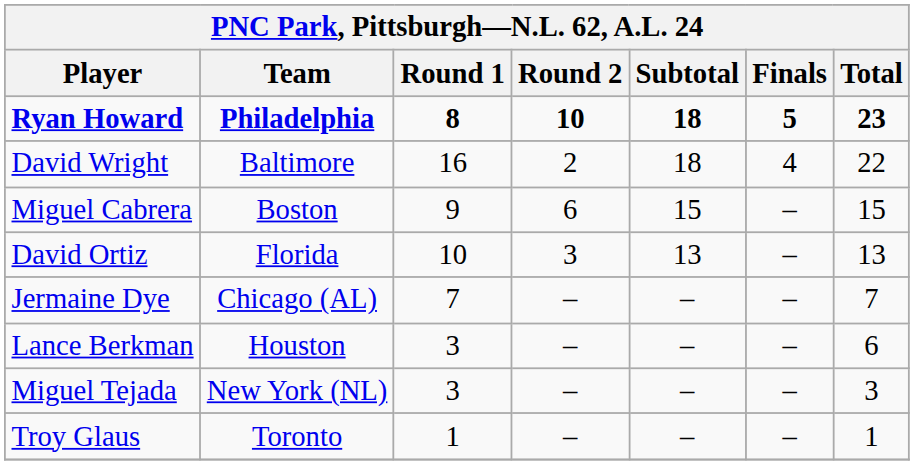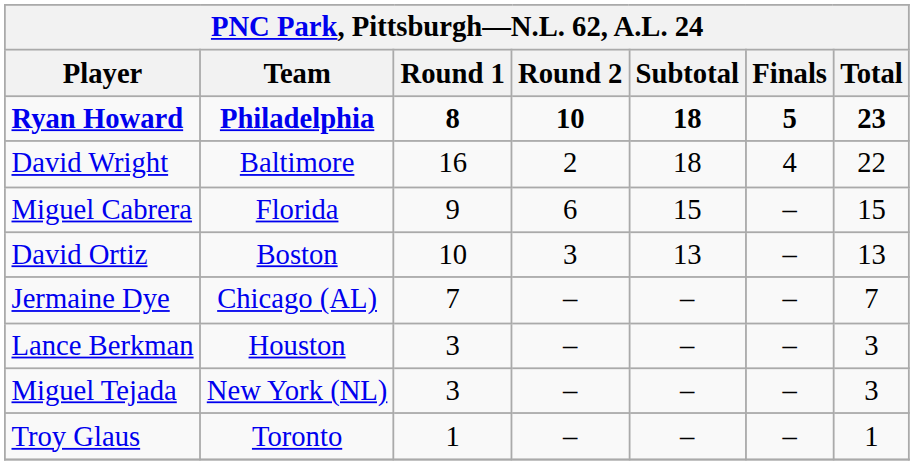(297, 208) Boston -> (297, 208) Florida
(297, 254) Florida -> (297, 254) Boston
(872, 345) 6 -> (872, 345) 3
